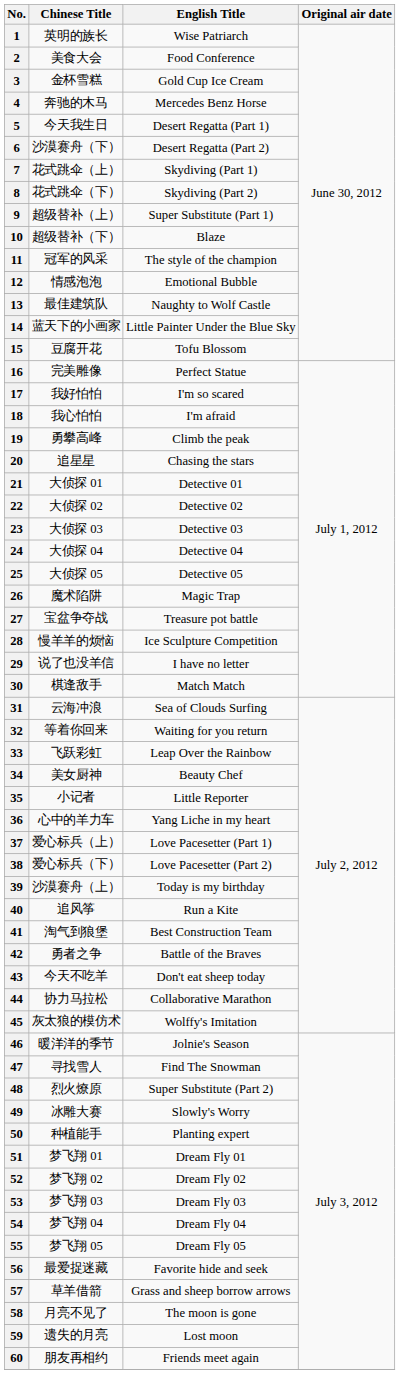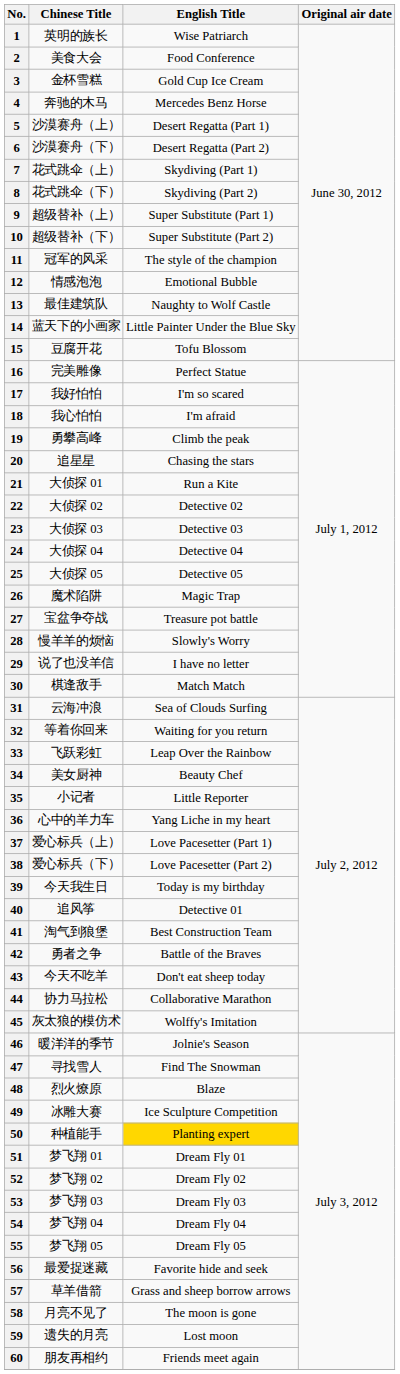(76, 125) 今天我生日 -> (76, 125) 沙漠赛舟（上）
(211, 237) Blaze -> (211, 237) Super Substitute (Part 2)
(211, 484) Detective 01 -> (211, 484) Run a Kite
(211, 640) Ice Sculpture Competition -> (211, 640) Slowly's Worry
(76, 887) 沙漠赛舟（上） -> (76, 887) 今天我生日
(211, 909) Run a Kite -> (211, 909) Detective 01
(211, 1089) Super Substitute (Part 2) -> (211, 1089) Blaze
(211, 1111) Slowly's Worry -> (211, 1111) Ice Sculpture Competition
(211, 1134) no background -> (211, 1134) gold background
